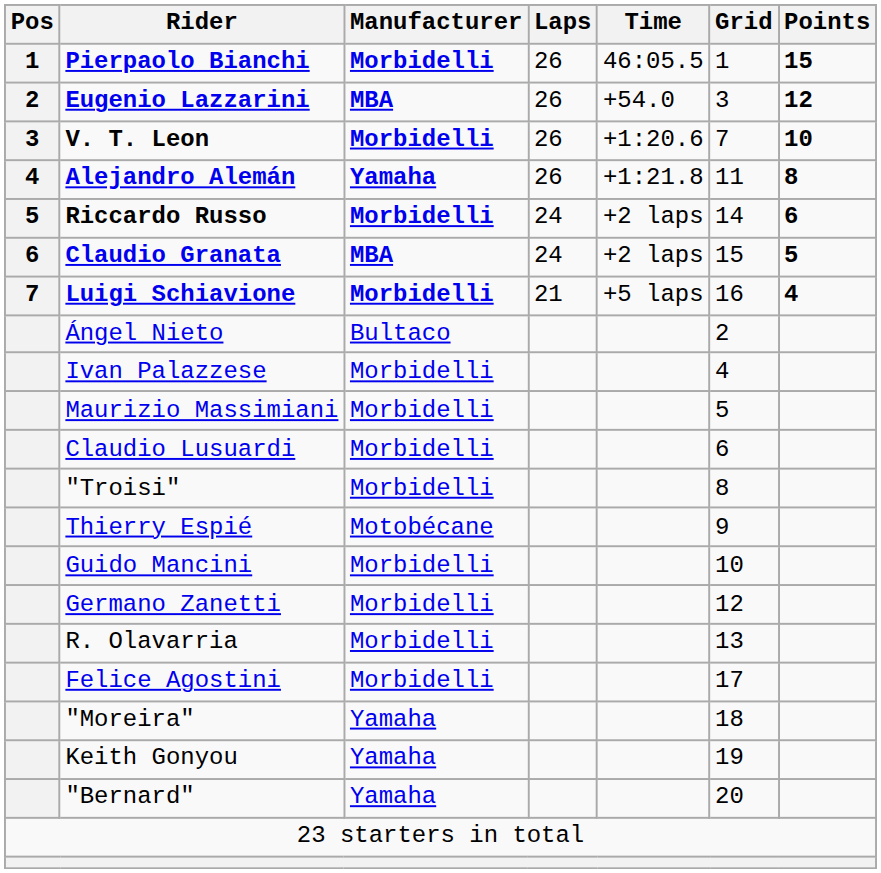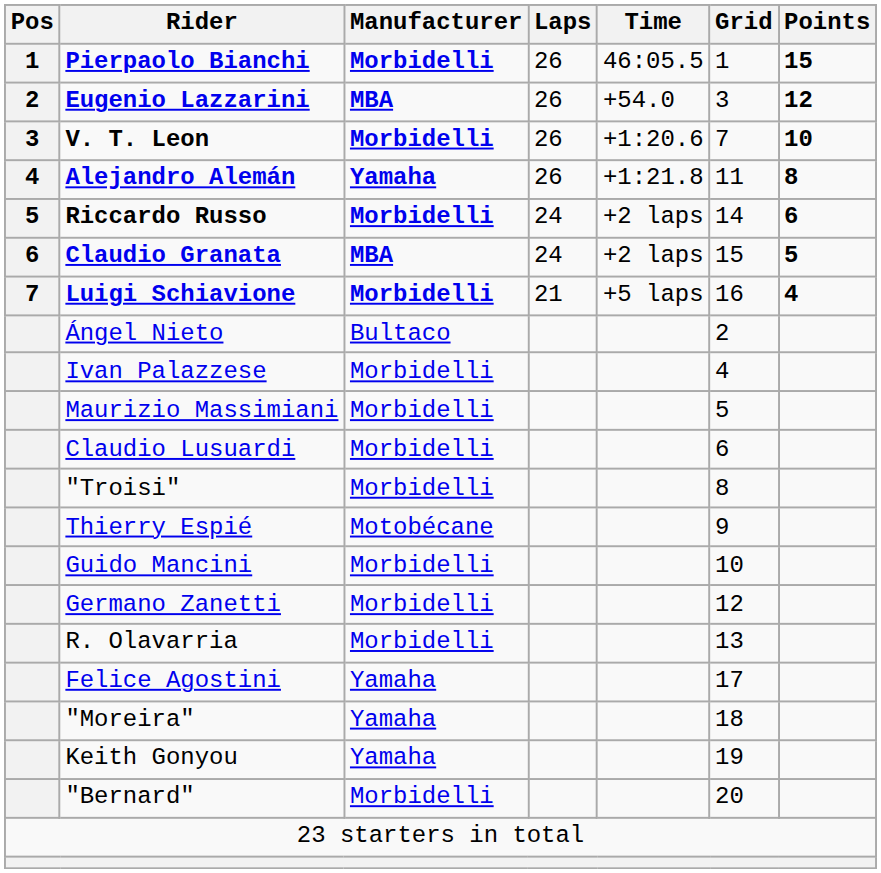(422, 682) Morbidelli -> (393, 682) Yamaha
(393, 798) Yamaha -> (422, 798) Morbidelli
